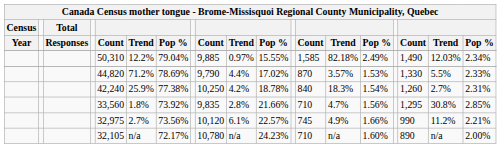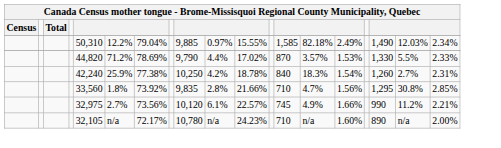- row: (21, 43)
